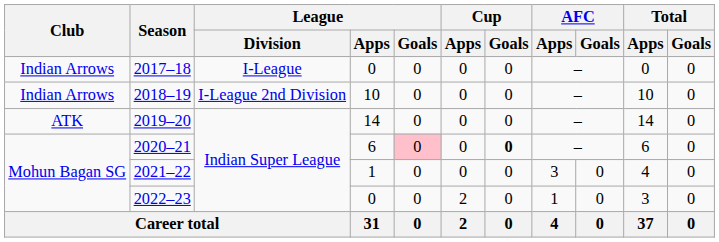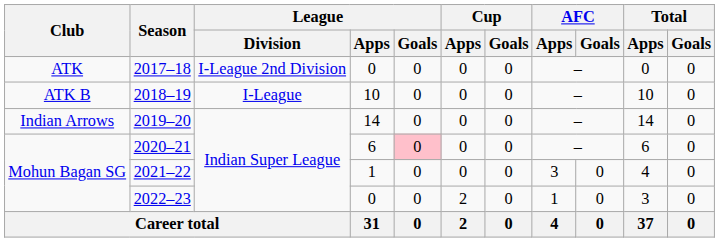(67, 69) Indian Arrows -> (67, 69) ATK
(272, 69) I-League -> (272, 69) I-League 2nd Division
(67, 95) Indian Arrows -> (67, 95) ATK B
(272, 95) I-League 2nd Division -> (272, 95) I-League
(67, 120) ATK -> (67, 120) Indian Arrows
(509, 146) bold -> (509, 146) normal
